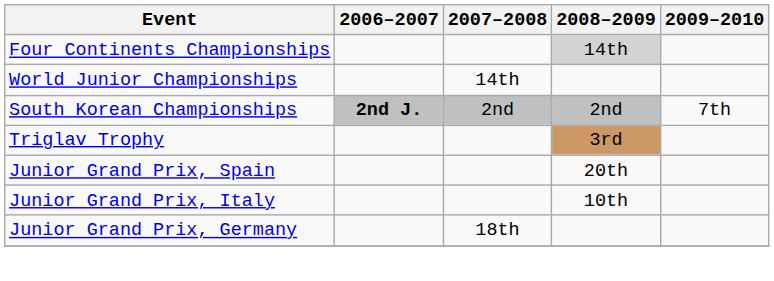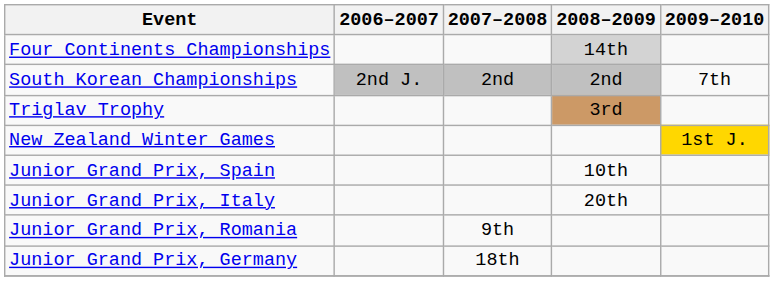- row: (153, 80)
(389, 110) bold -> (389, 80) normal
+ row: (142, 140)
(606, 170) 20th -> (606, 170) 10th
(606, 200) 10th -> (606, 200) 20th
+ row: (153, 230)
